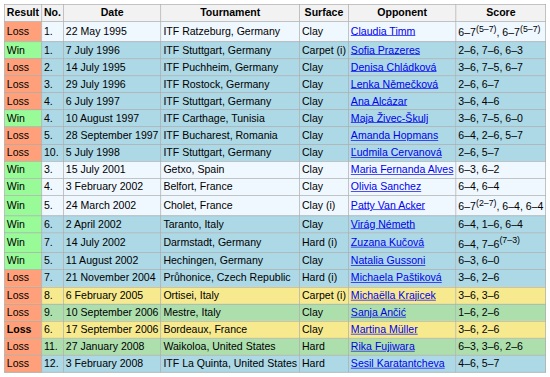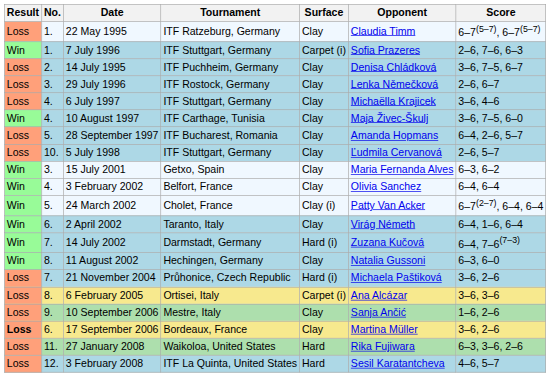(379, 101) Ana Alcázar -> (393, 101) Michaëlla Krajicek
(48, 260) 5. -> (48, 260) 8.
(393, 295) Michaëlla Krajicek -> (379, 295) Ana Alcázar
